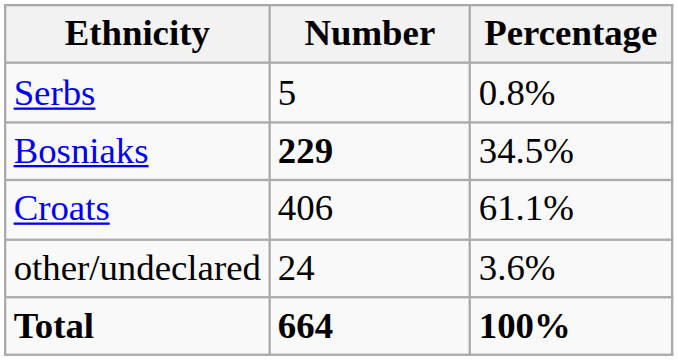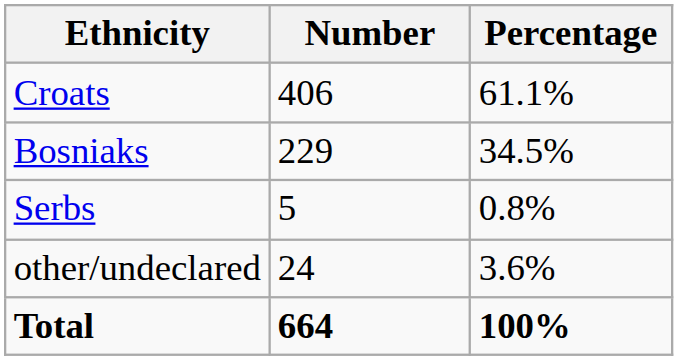rows swapped: (62, 208) <-> (55, 92)
(305, 150) bold -> (305, 150) normal
